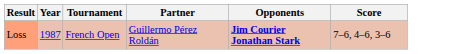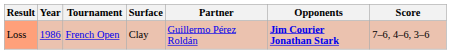+ column: (146, 12)
(50, 35) 1987 -> (50, 35) 1986
